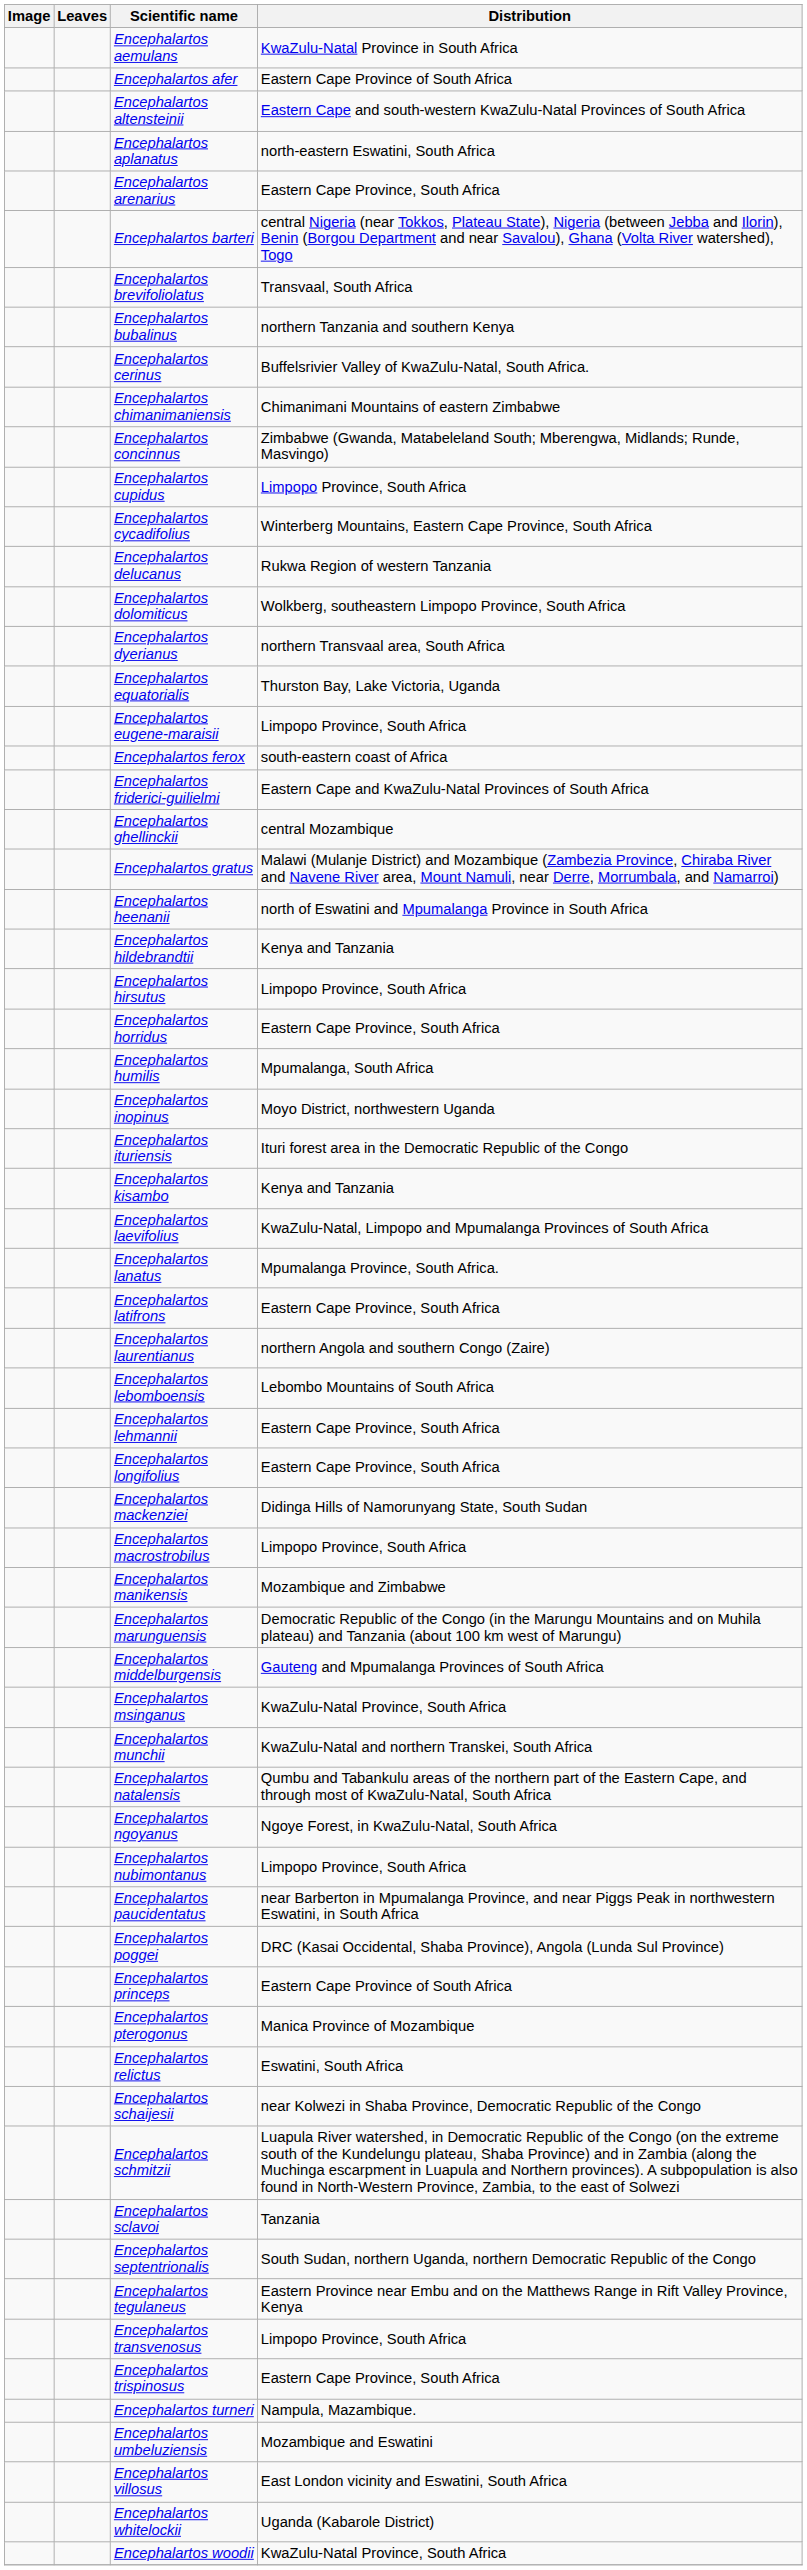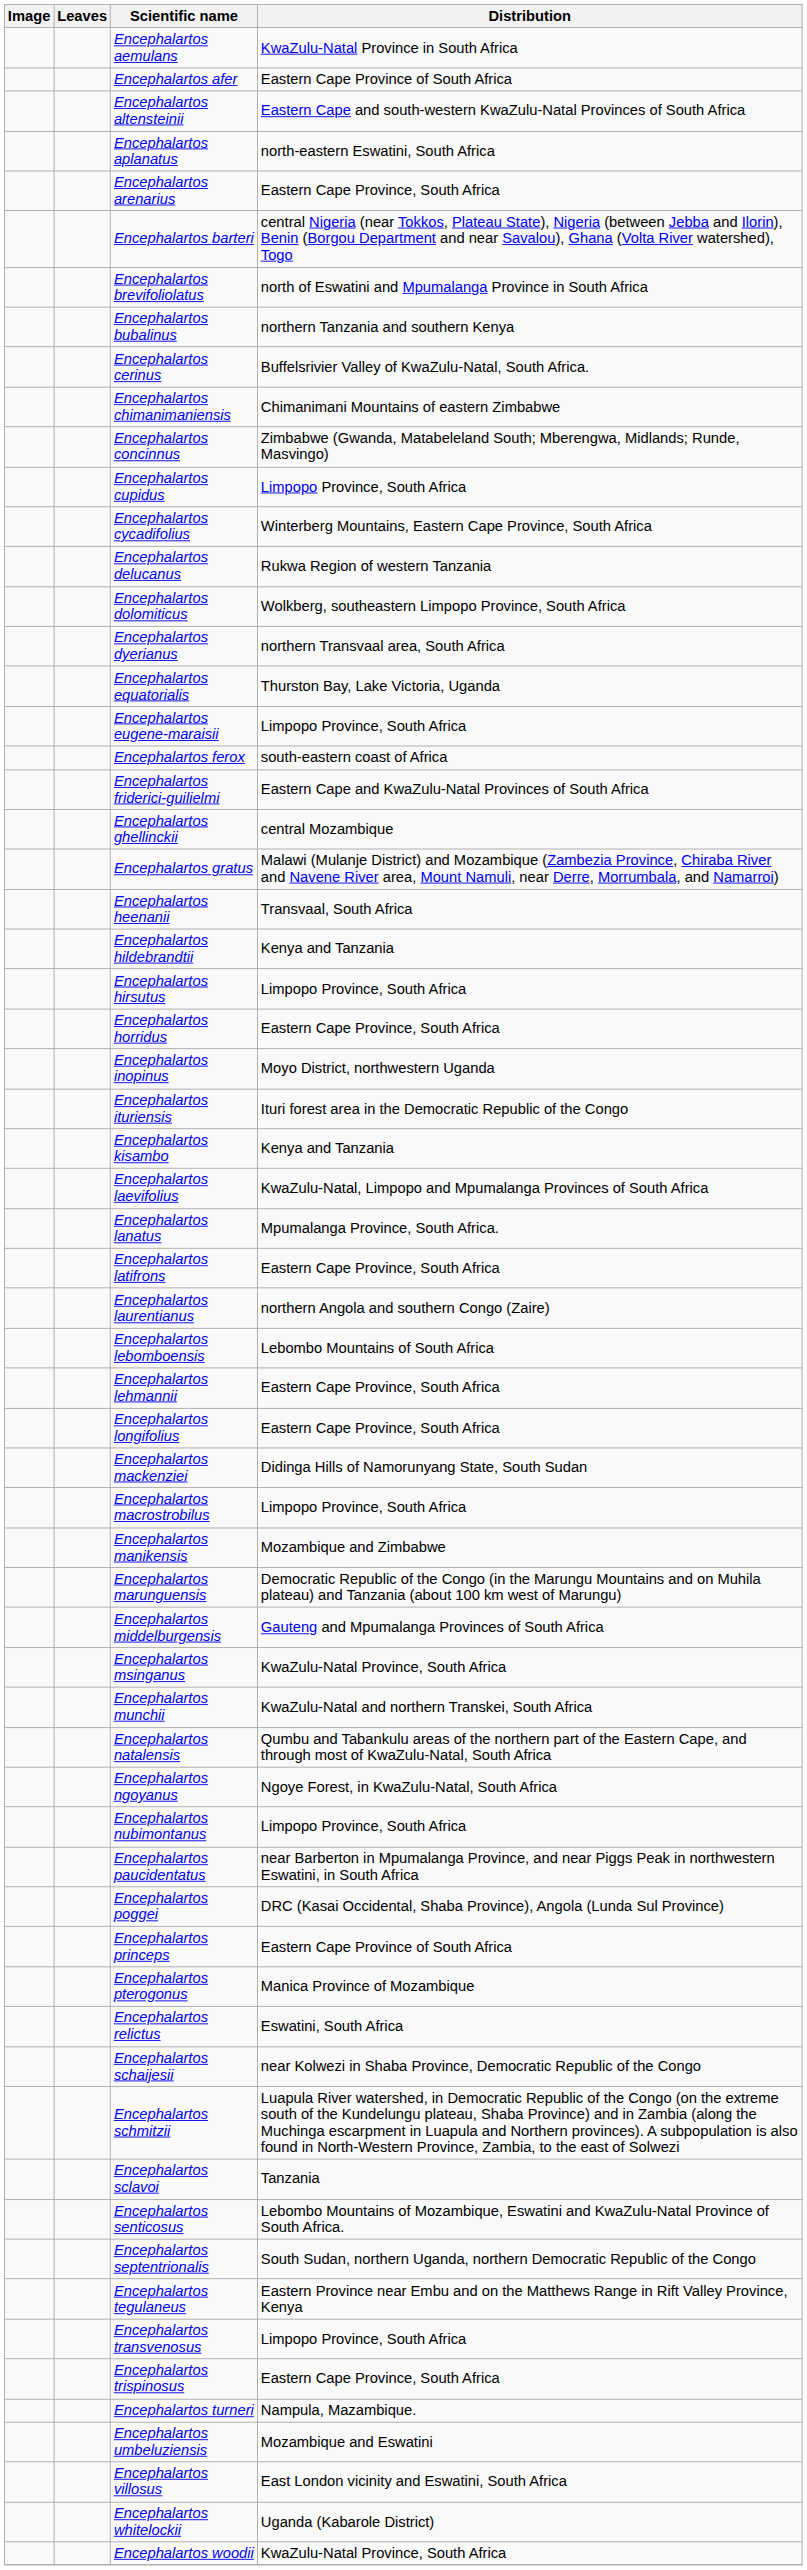(337, 287) Transvaal, South Africa -> (454, 287) north of Eswatini and Mpumalanga Province in South Africa
(454, 909) north of Eswatini and Mpumalanga Province in South Africa -> (337, 909) Transvaal, South Africa
- row: (161, 1068)
+ row: (161, 2219)
